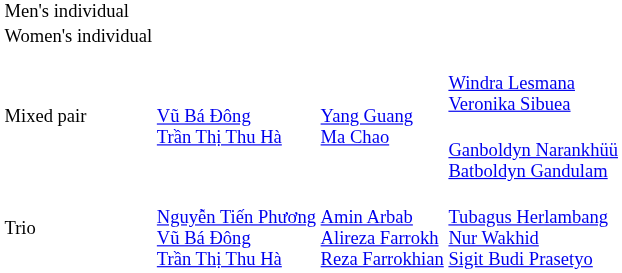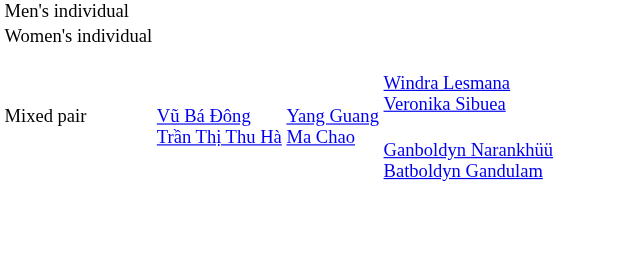- row: (20, 227)
